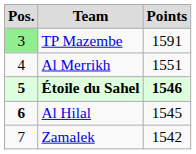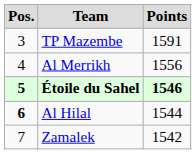(21, 40) lightgreen background -> (21, 40) no background
(167, 64) 1551 -> (167, 64) 1556
(167, 112) 1545 -> (167, 112) 1544
